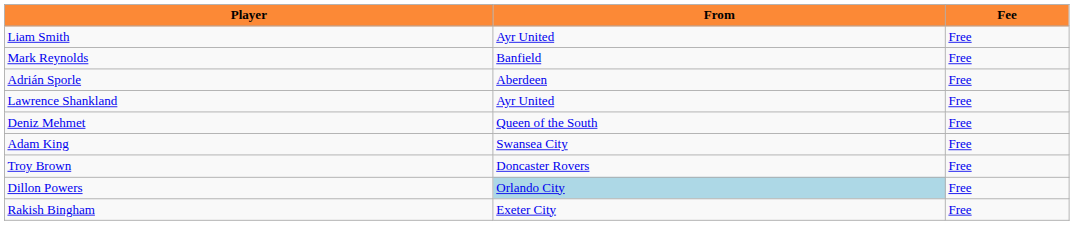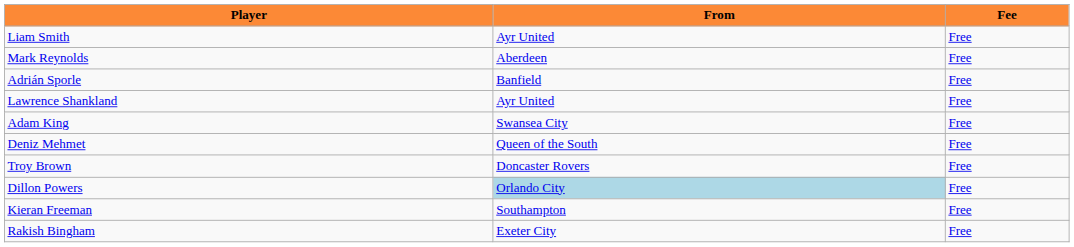(519, 58) Banfield -> (522, 58) Aberdeen
(522, 80) Aberdeen -> (519, 80) Banfield
rows swapped: (46, 123) <-> (38, 144)
+ row: (50, 209)
